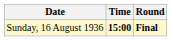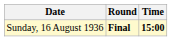columns swapped: (120, 12) <-> (150, 12)
